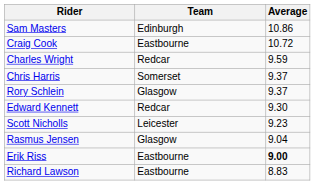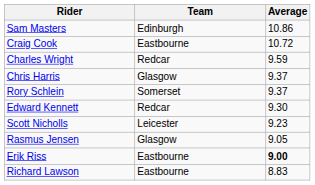(159, 76) Somerset -> (157, 76) Glasgow
(157, 92) Glasgow -> (159, 92) Somerset
(278, 140) 9.04 -> (278, 140) 9.05
